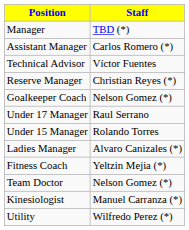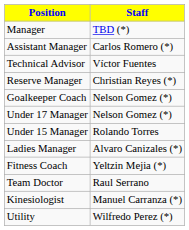(121, 115) Raul Serrano -> (132, 115) Nelson Gomez (*)
(132, 183) Nelson Gomez (*) -> (121, 183) Raul Serrano
